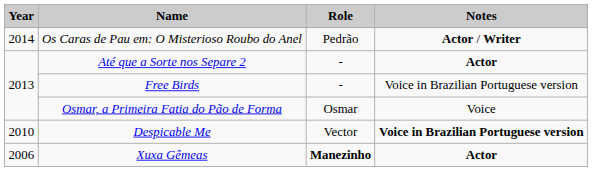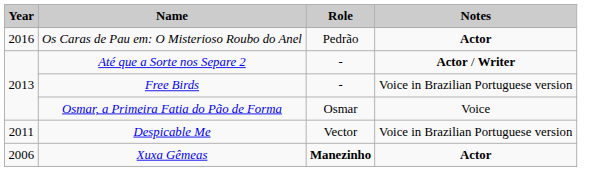(21, 39) 2014 -> (21, 39) 2016
(481, 39) Actor / Writer -> (476, 39) Actor
(481, 62) Actor -> (476, 62) Actor / Writer
(21, 131) 2010 -> (21, 131) 2011
(481, 131) bold -> (476, 131) normal
